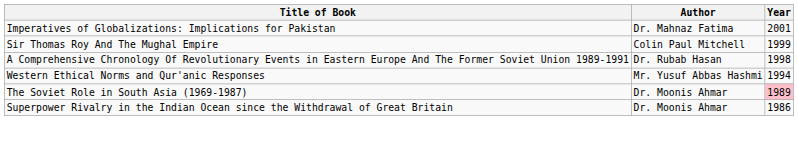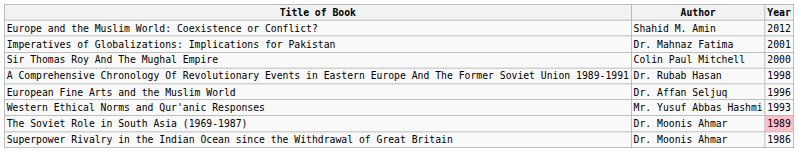+ row: (162, 28)
(779, 44) 1999 -> (779, 60) 2000
+ row: (121, 92)
(779, 76) 1994 -> (779, 108) 1993
